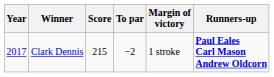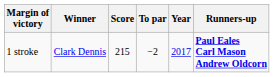columns swapped: (16, 18) <-> (170, 18)
